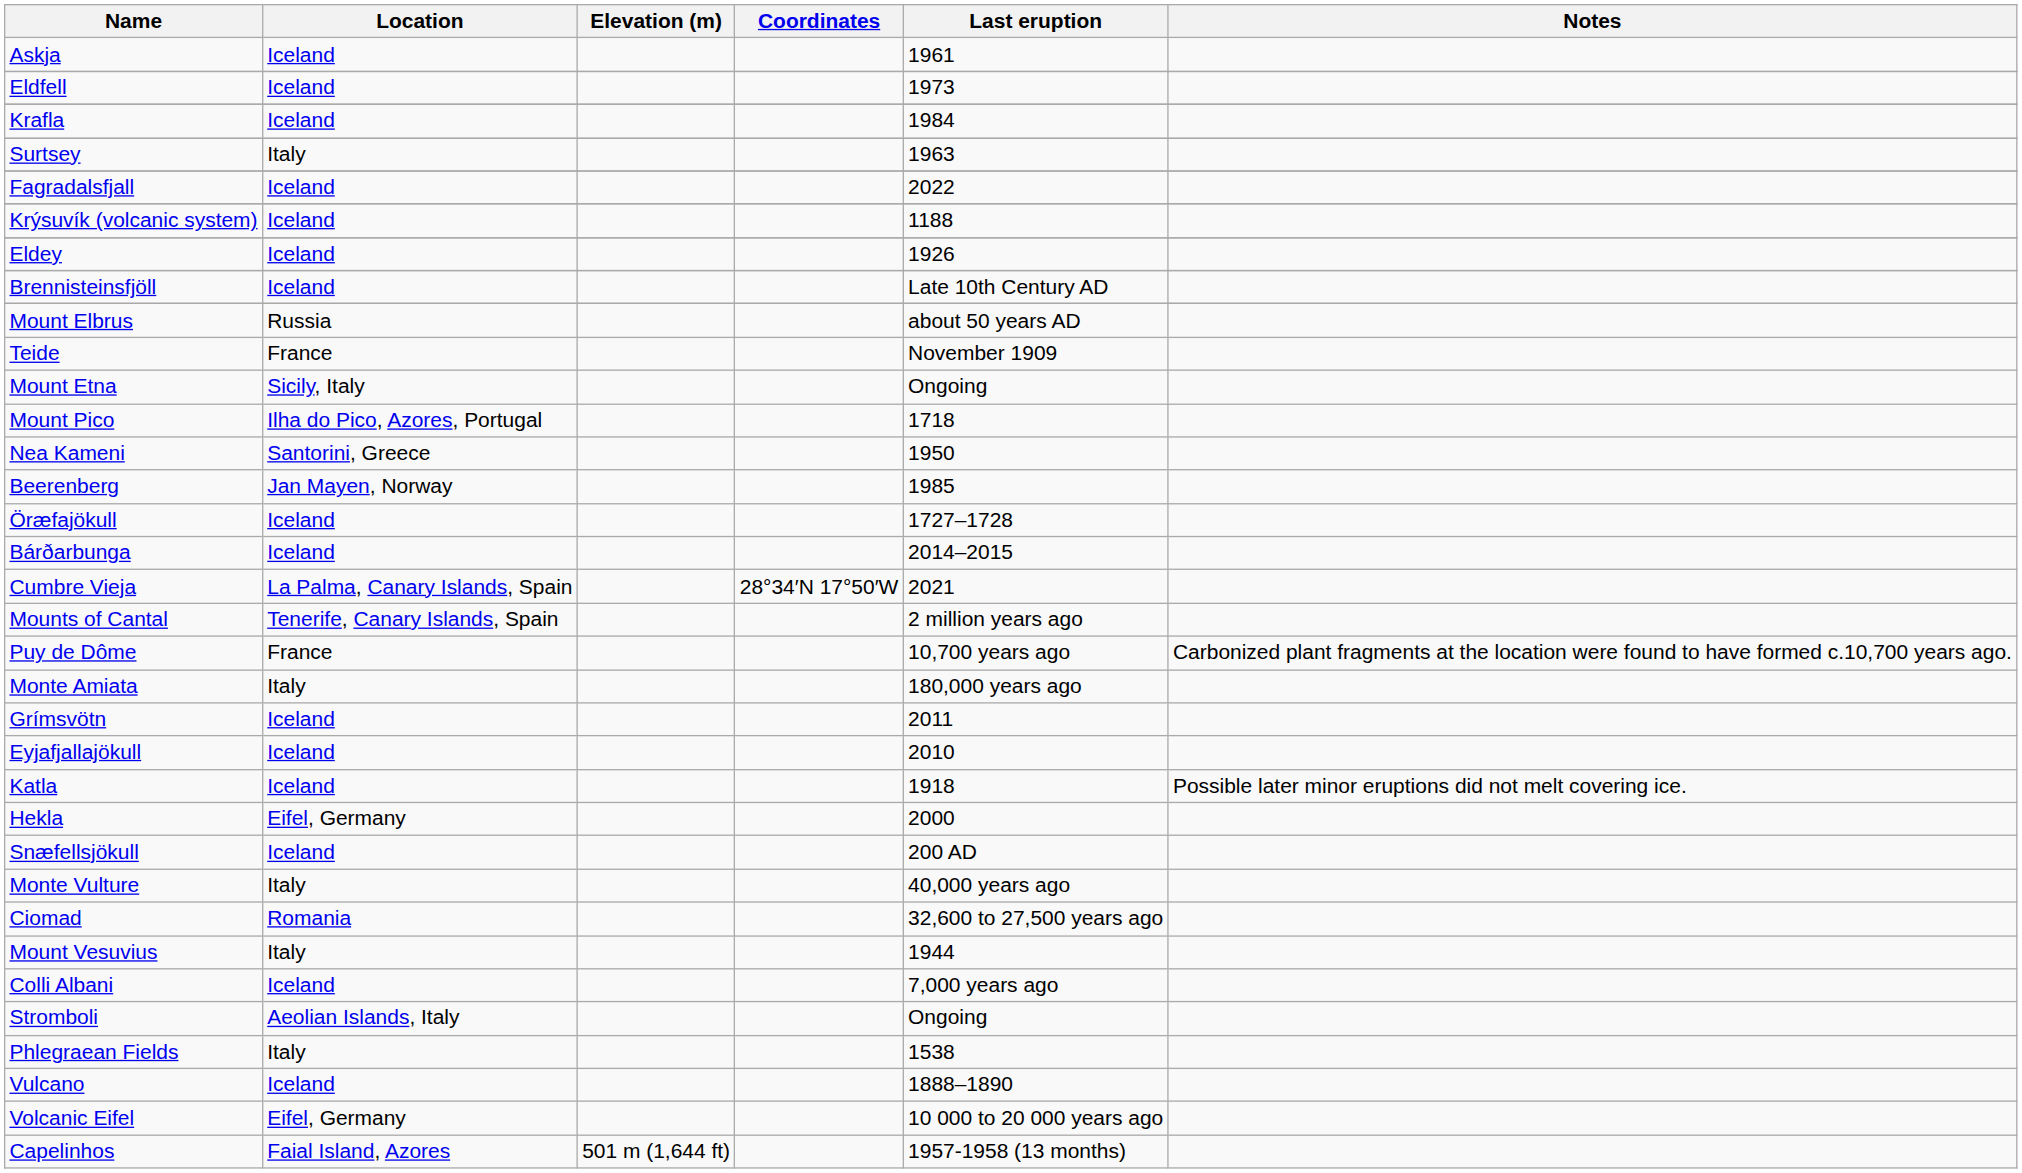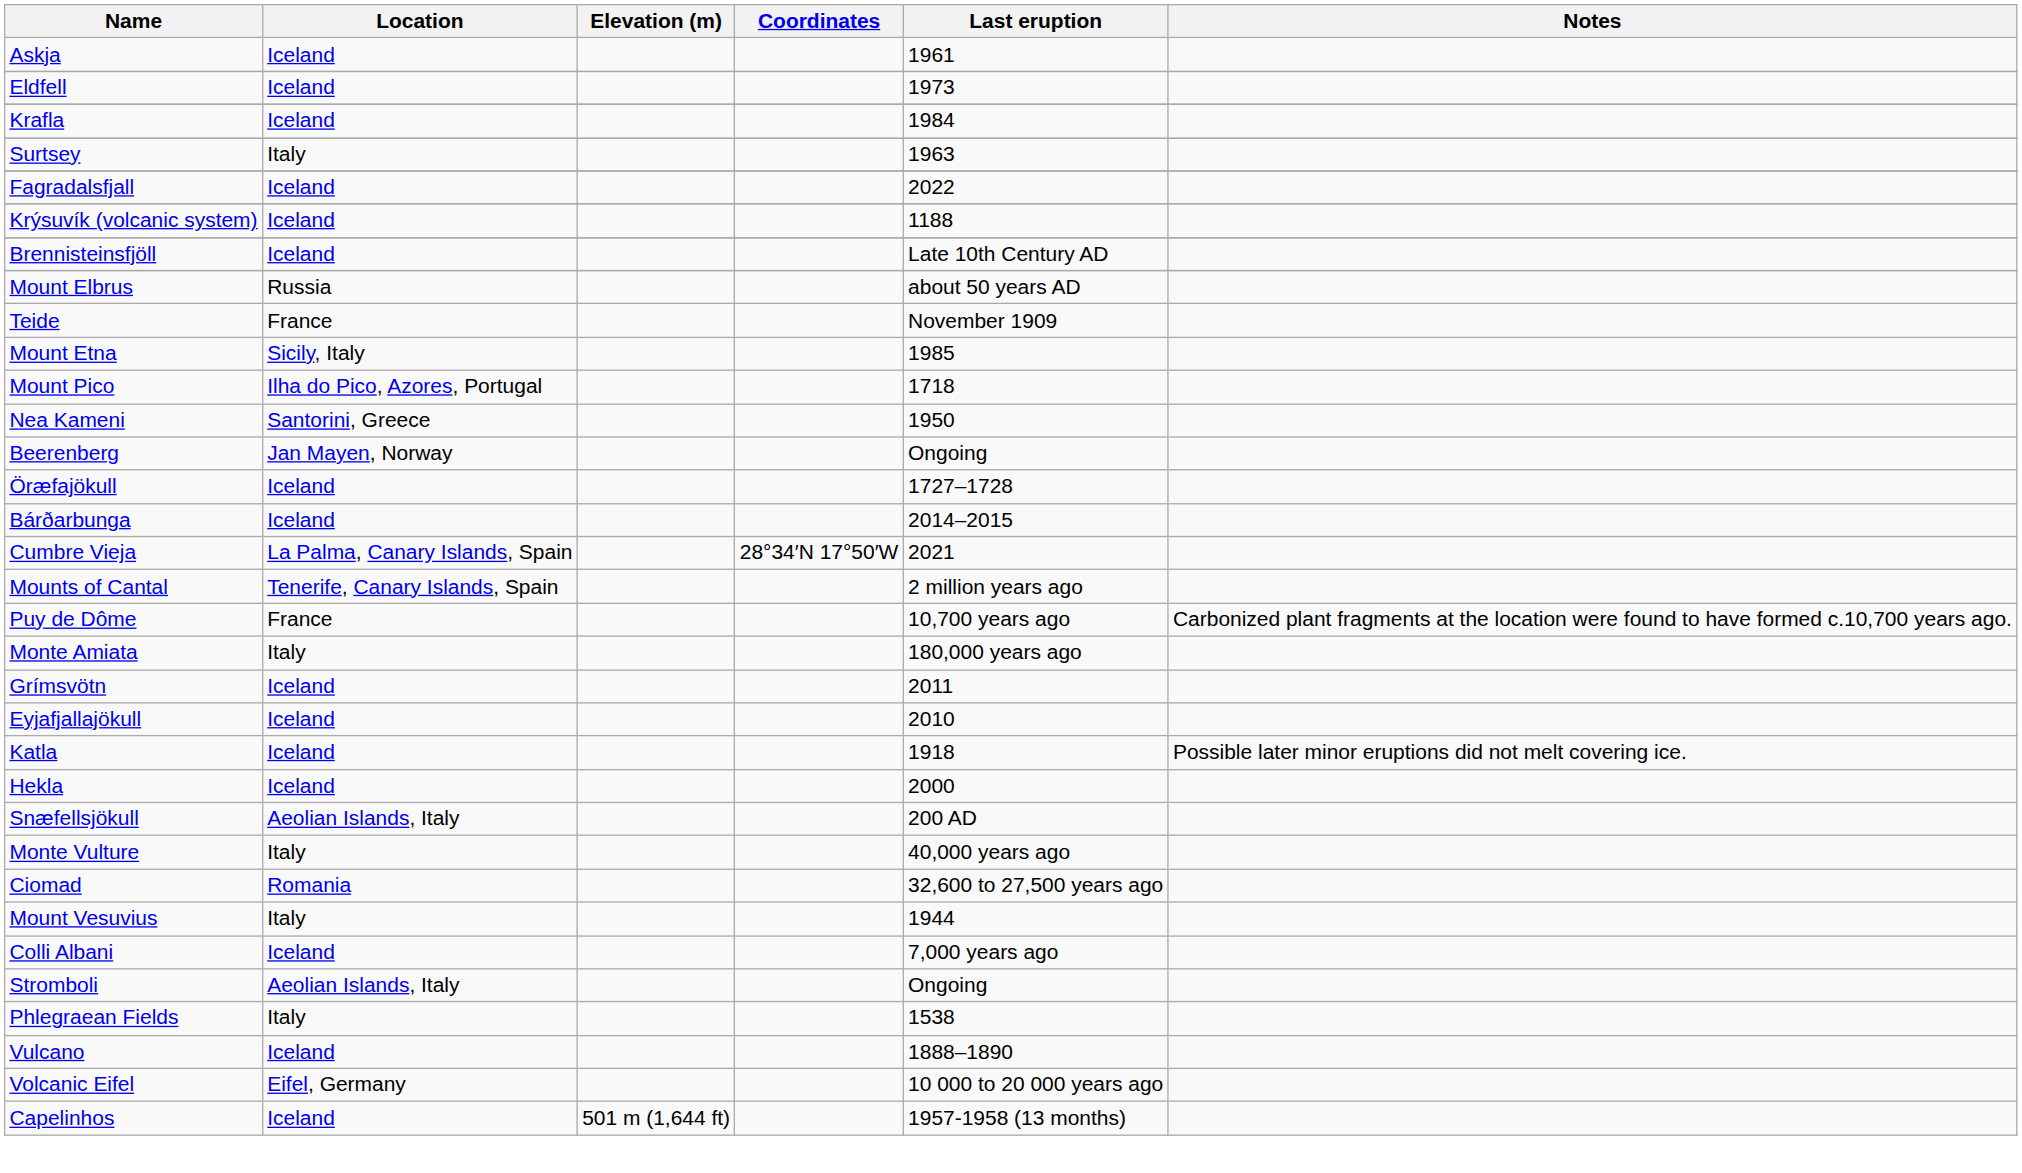- row: (36, 253)
(948, 386) Ongoing -> (931, 353) 1985
(931, 486) 1985 -> (948, 453) Ongoing
(337, 818) Eifel, Germany -> (301, 785) Iceland
(301, 852) Iceland -> (363, 818) Aeolian Islands, Italy
(359, 1151) Faial Island, Azores -> (301, 1118) Iceland
